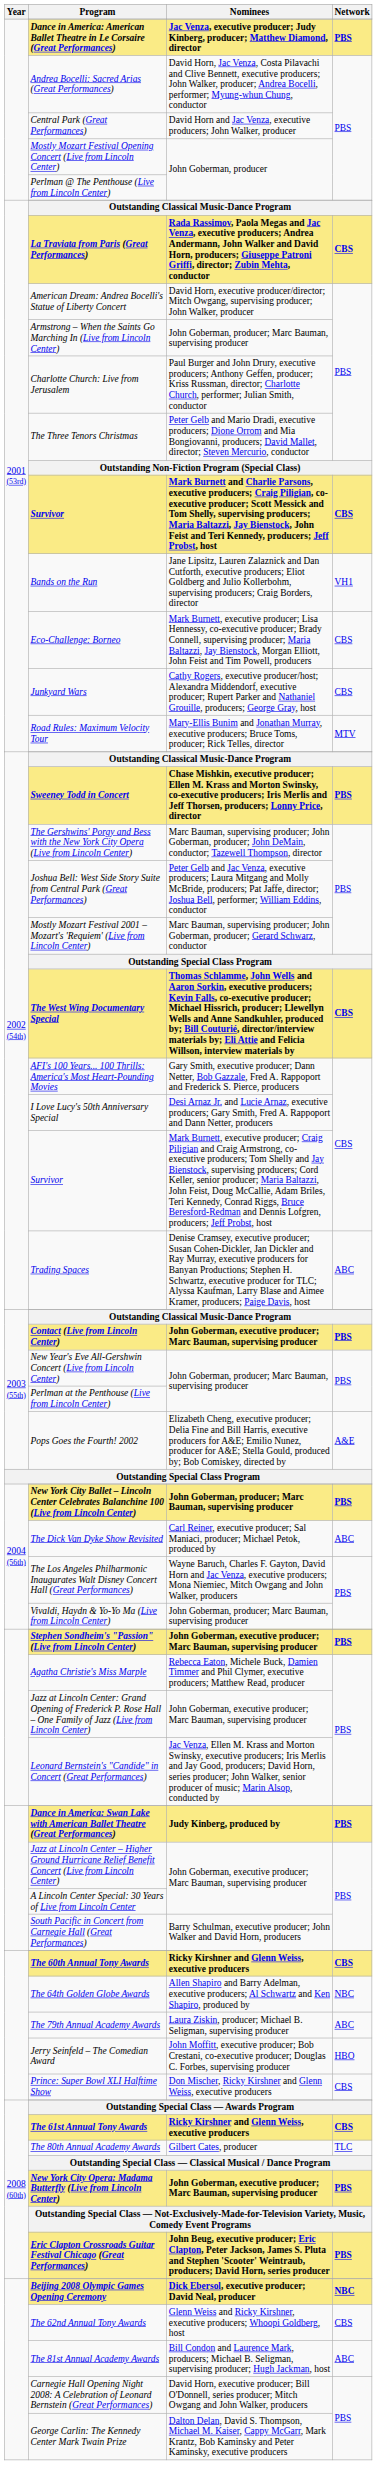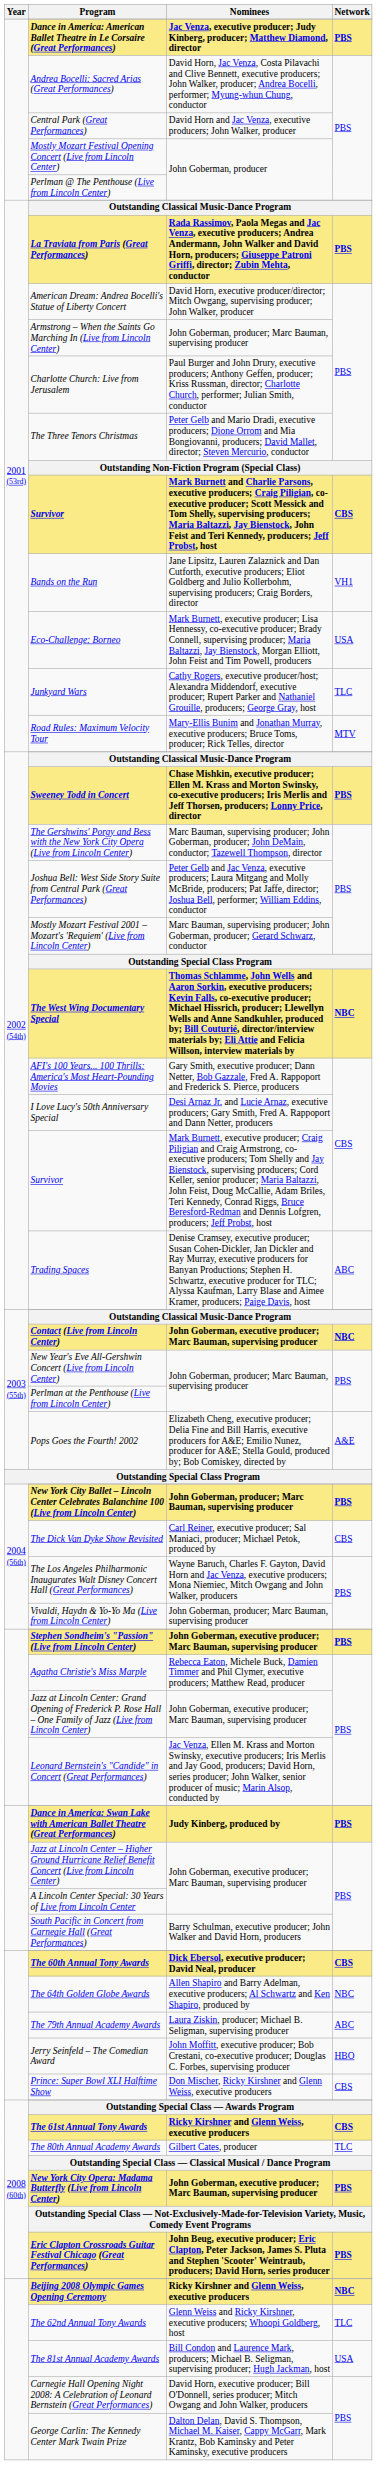(344, 249) CBS -> (343, 249) PBS
(343, 640) CBS -> (344, 640) USA
(343, 692) CBS -> (343, 692) TLC
(344, 1013) CBS -> (345, 1013) NBC
(343, 1337) PBS -> (345, 1337) NBC
(344, 1538) ABC -> (343, 1538) CBS
(236, 1963) Ricky Kirshner and Glenn Weiss, executive producers -> (237, 1963) Dick Ebersol, executive producer; David Neal, producer
(237, 2291) Dick Ebersol, executive producer; David Neal, producer -> (236, 2291) Ricky Kirshner and Glenn Weiss, executive producers
(343, 2322) CBS -> (343, 2322) TLC
(344, 2358) ABC -> (344, 2358) USA
